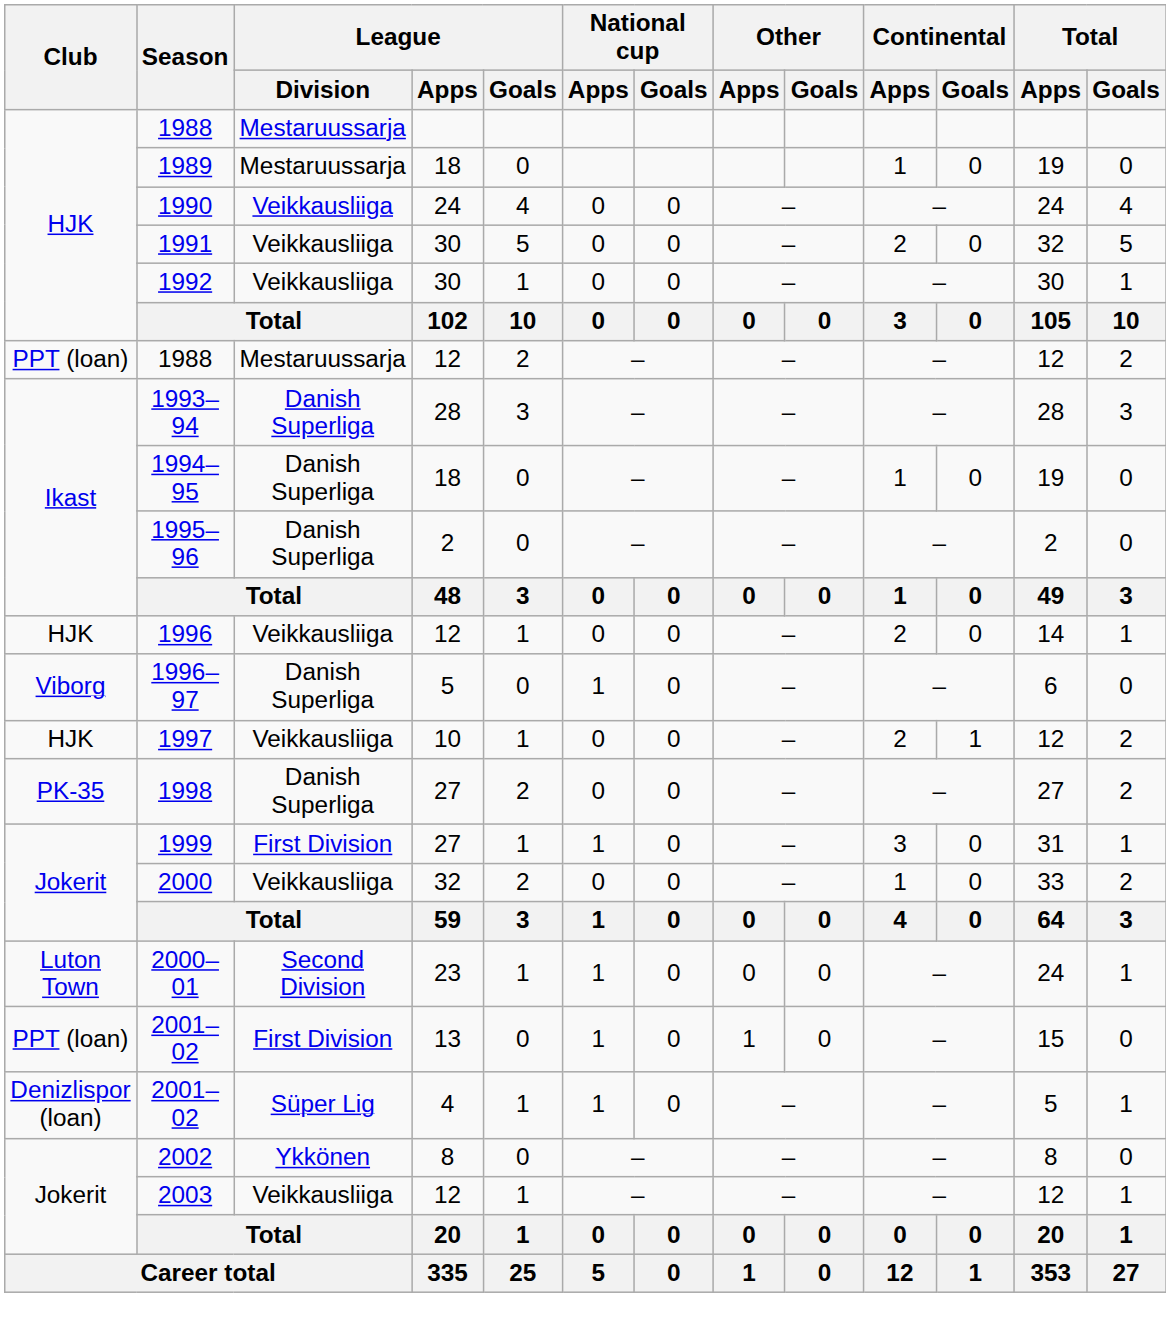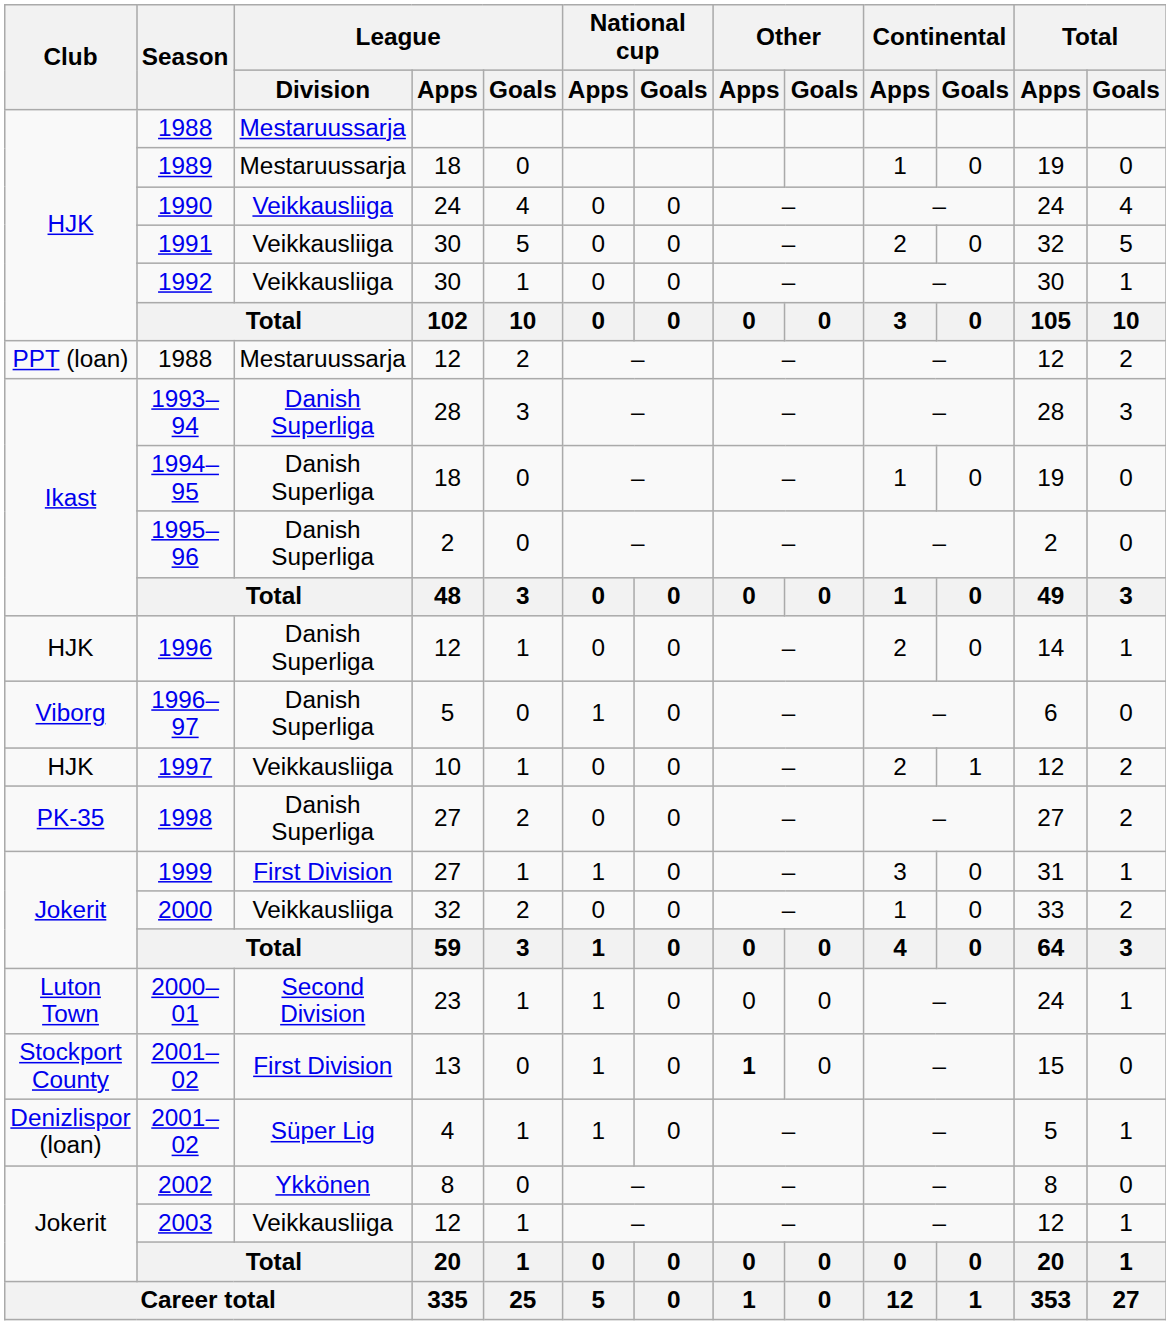(323, 634) Veikkausliiga -> (323, 648) Danish Superliga
(70, 1038) PPT (loan) -> (71, 1066) Stockport County
(749, 1038) normal -> (749, 1066) bold
